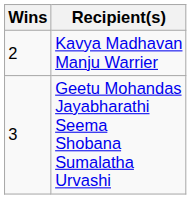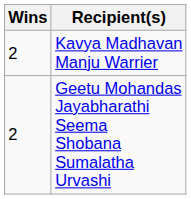(13, 134) 3 -> (13, 134) 2
